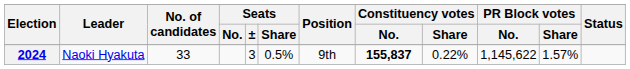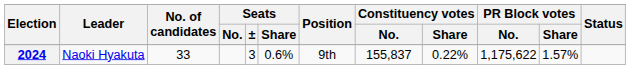(279, 54) 0.5% -> (279, 54) 0.6%
(389, 54) bold -> (389, 54) normal
(508, 54) 1,145,622 -> (508, 54) 1,175,622
